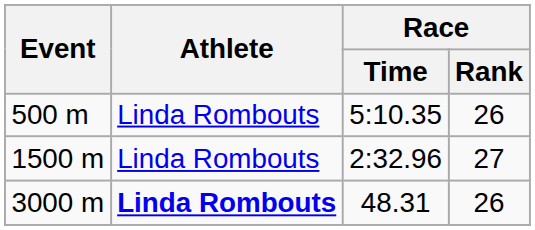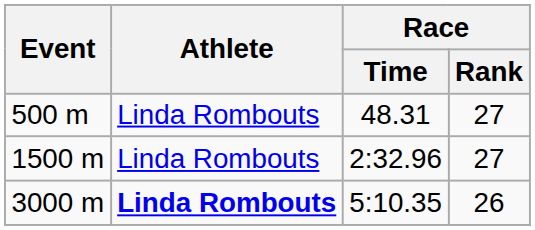(396, 115) 5:10.35 -> (396, 115) 48.31
(489, 115) 26 -> (489, 115) 27
(396, 203) 48.31 -> (396, 203) 5:10.35
